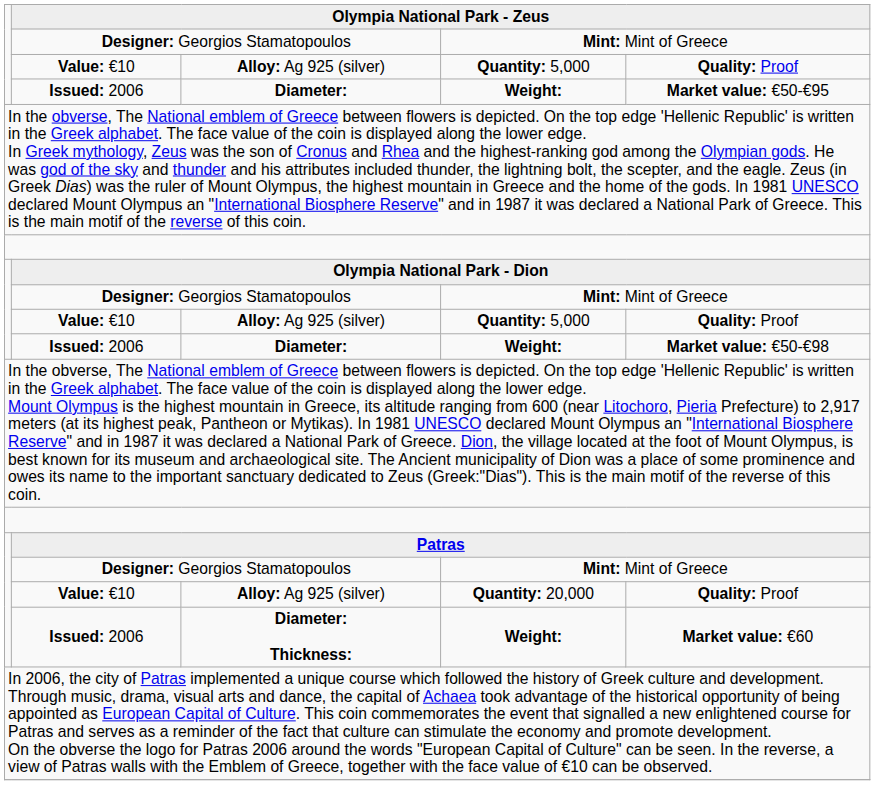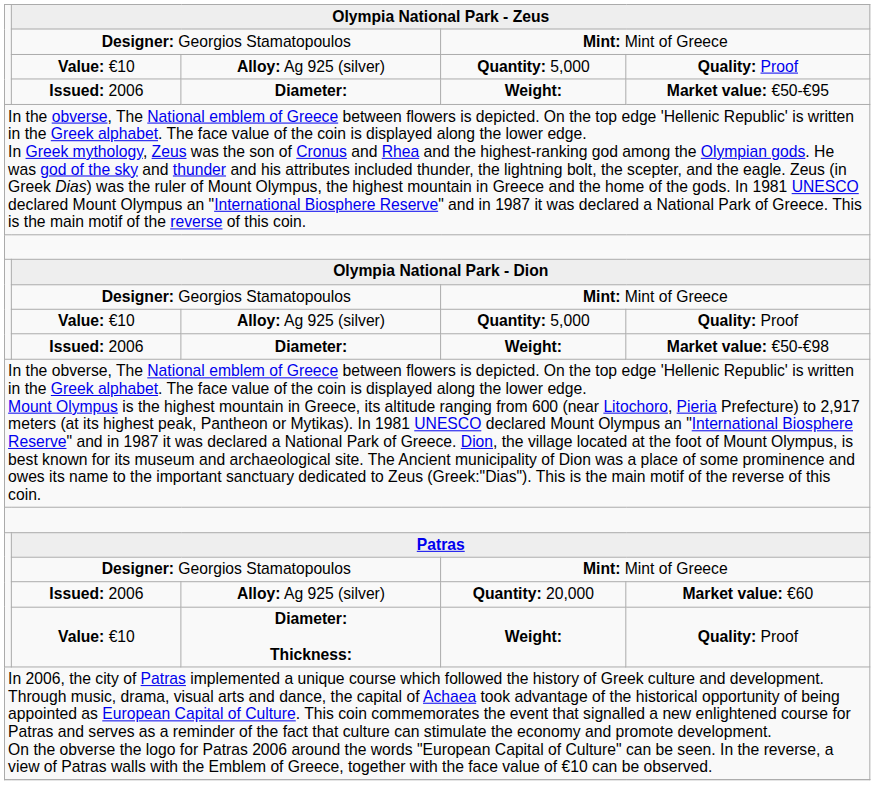(96, 594) Value: €10 -> (96, 594) Issued: 2006
(748, 594) Quality: Proof -> (748, 594) Market value: €60
(96, 636) Issued: 2006 -> (96, 636) Value: €10
(748, 636) Market value: €60 -> (748, 636) Quality: Proof
